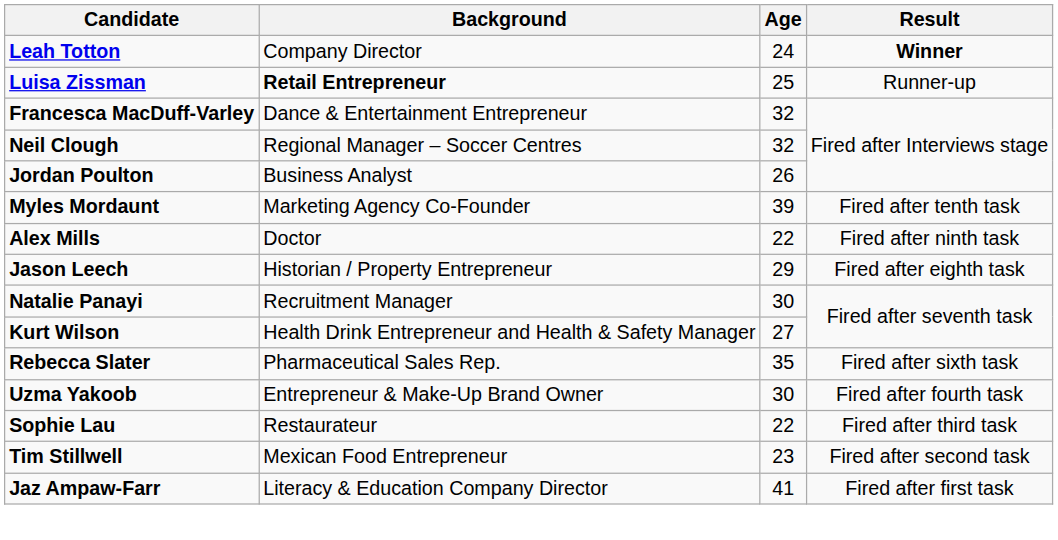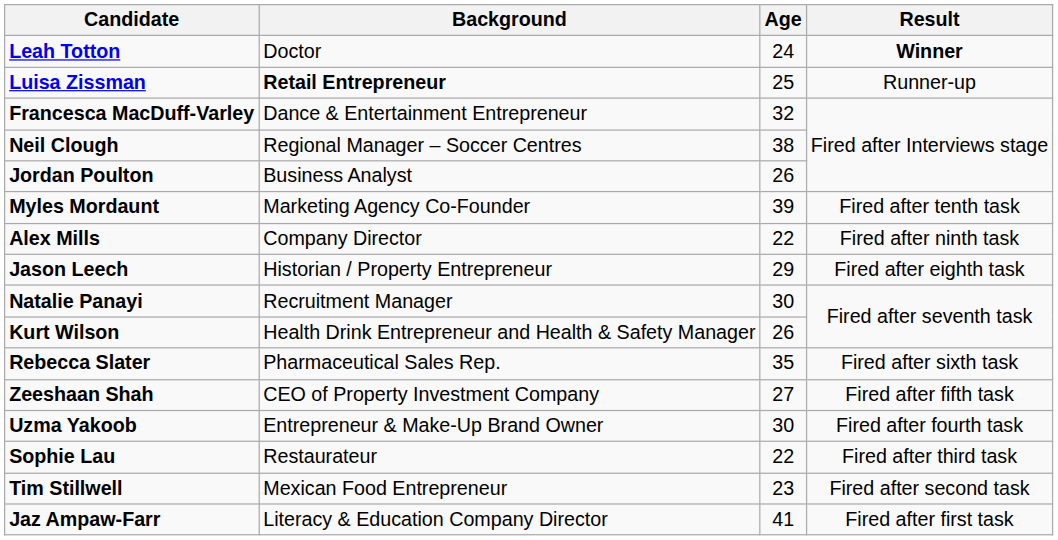(343, 51) Company Director -> (292, 51) Doctor
(783, 144) 32 -> (783, 144) 38
(292, 238) Doctor -> (343, 238) Company Director
(783, 332) 27 -> (783, 332) 26
+ row: (81, 394)
